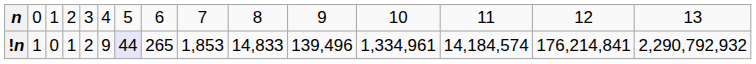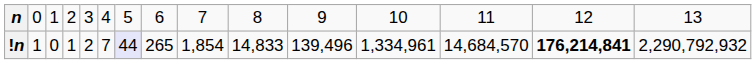(106, 44) 9 -> (106, 44) 7
(203, 44) 1,853 -> (203, 44) 1,854
(486, 44) 14,184,574 -> (486, 44) 14,684,570
(584, 44) normal -> (584, 44) bold
